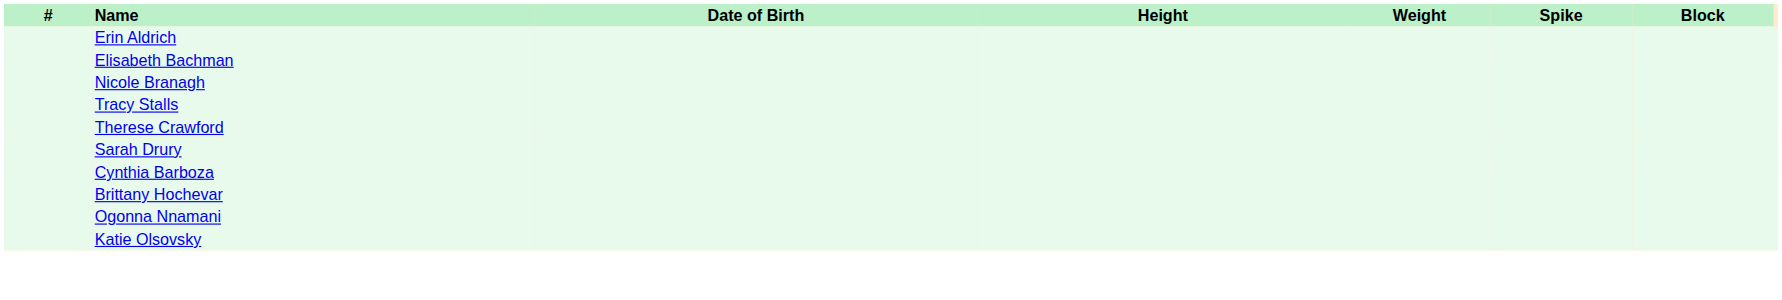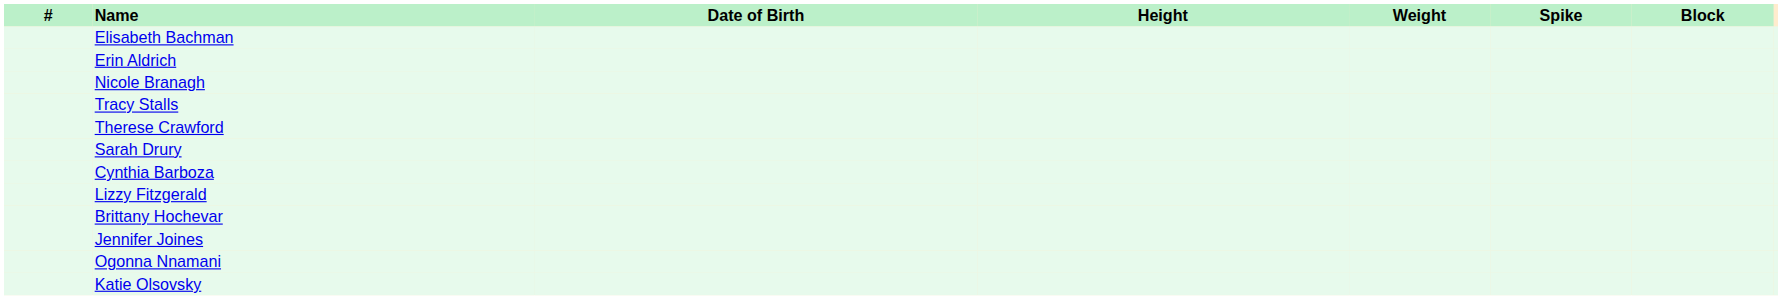rows swapped: (135, 38) <-> (164, 60)
+ row: (151, 194)
+ row: (149, 239)
